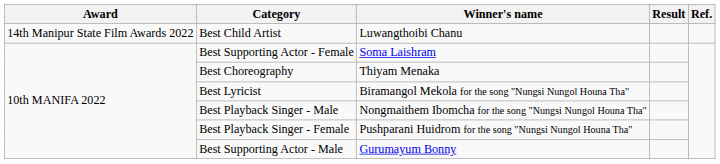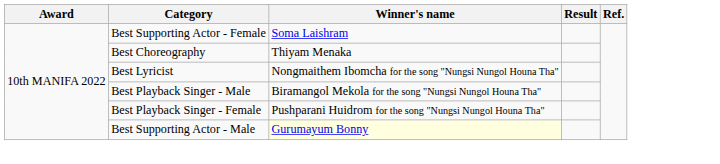- row: (240, 33)
(494, 91) Biramangol Mekola for the song "Nungsi Nungol Houna Tha" -> (415, 71) Nongmaithem Ibomcha for the song "Nungsi Nungol Houna Tha"
(503, 110) Nongmaithem Ibomcha for the song "Nungsi Nungol Houna Tha" -> (406, 91) Biramangol Mekola for the song "Nungsi Nungol Houna Tha"
(408, 149) no background -> (320, 129) lightyellow background
